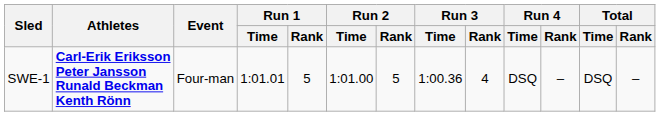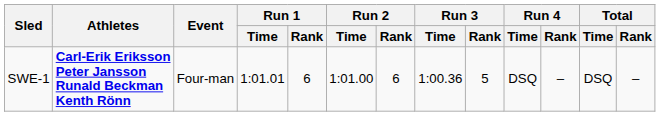(307, 79) 5 -> (307, 79) 6
(396, 79) 5 -> (396, 79) 6
(485, 79) 4 -> (485, 79) 5
